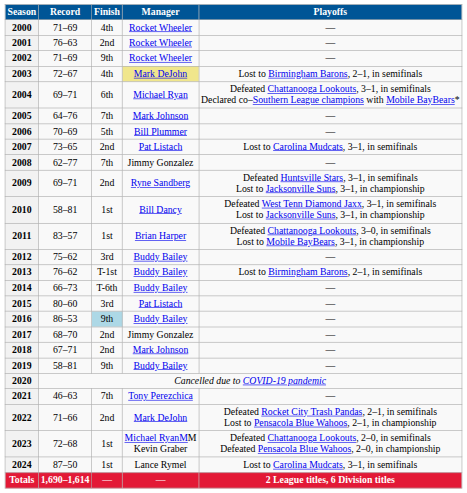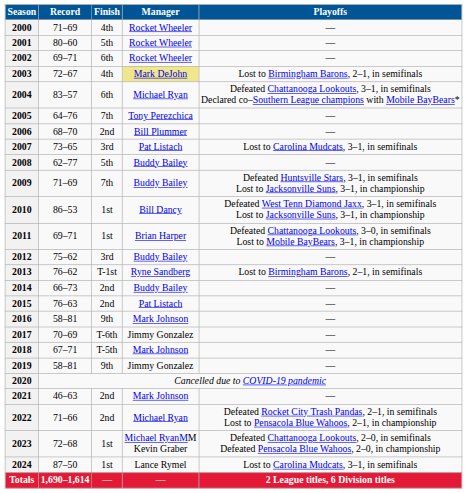(65, 43) 76–63 -> (65, 43) 80–60
(107, 43) 2nd -> (107, 43) 5th
(65, 58) 71–69 -> (65, 58) 69–71
(107, 58) 9th -> (107, 58) 6th
(65, 95) 69–71 -> (65, 95) 83–57
(161, 116) Mark Johnson -> (161, 116) Tony Perezchica
(65, 131) 70–69 -> (65, 131) 68–70
(107, 131) 5th -> (107, 131) 2nd
(107, 147) 2nd -> (107, 147) 3rd
(107, 162) 7th -> (107, 162) 5th
(161, 162) Jimmy Gonzalez -> (161, 162) Buddy Bailey
(65, 183) 69–71 -> (65, 183) 71–69
(107, 183) 2nd -> (107, 183) 7th
(161, 183) Ryne Sandberg -> (161, 183) Buddy Bailey
(65, 209) 58–81 -> (65, 209) 86–53
(65, 236) 83–57 -> (65, 236) 69–71
(161, 272) Buddy Bailey -> (161, 272) Ryne Sandberg
(107, 288) T-6th -> (107, 288) 2nd
(65, 303) 80–60 -> (65, 303) 76–63
(107, 303) 3rd -> (107, 303) 2nd
(65, 319) 86–53 -> (65, 319) 58–81
(107, 319) lightblue background -> (107, 319) no background
(161, 319) Buddy Bailey -> (161, 319) Mark Johnson
(65, 334) 68–70 -> (65, 334) 70–69
(107, 334) 2nd -> (107, 334) T-6th
(107, 350) 2nd -> (107, 350) T-5th
(161, 365) Buddy Bailey -> (161, 365) Jimmy Gonzalez
(107, 396) 7th -> (107, 396) 2nd
(161, 396) Tony Perezchica -> (161, 396) Mark Johnson
(161, 417) Mark DeJohn -> (161, 417) Michael Ryan
